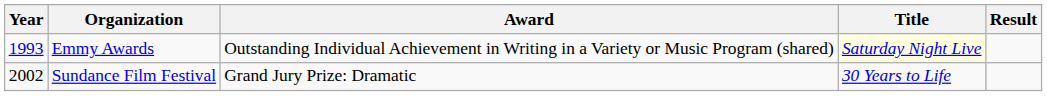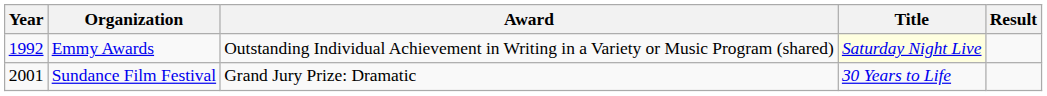(26, 47) 1993 -> (26, 47) 1992
(26, 76) 2002 -> (26, 76) 2001
